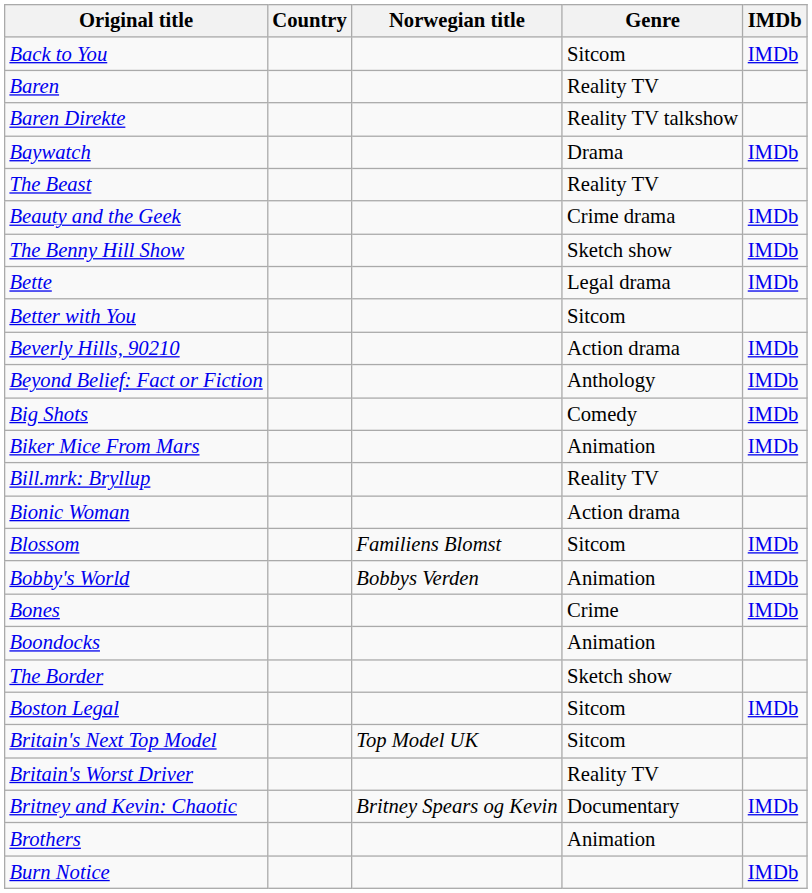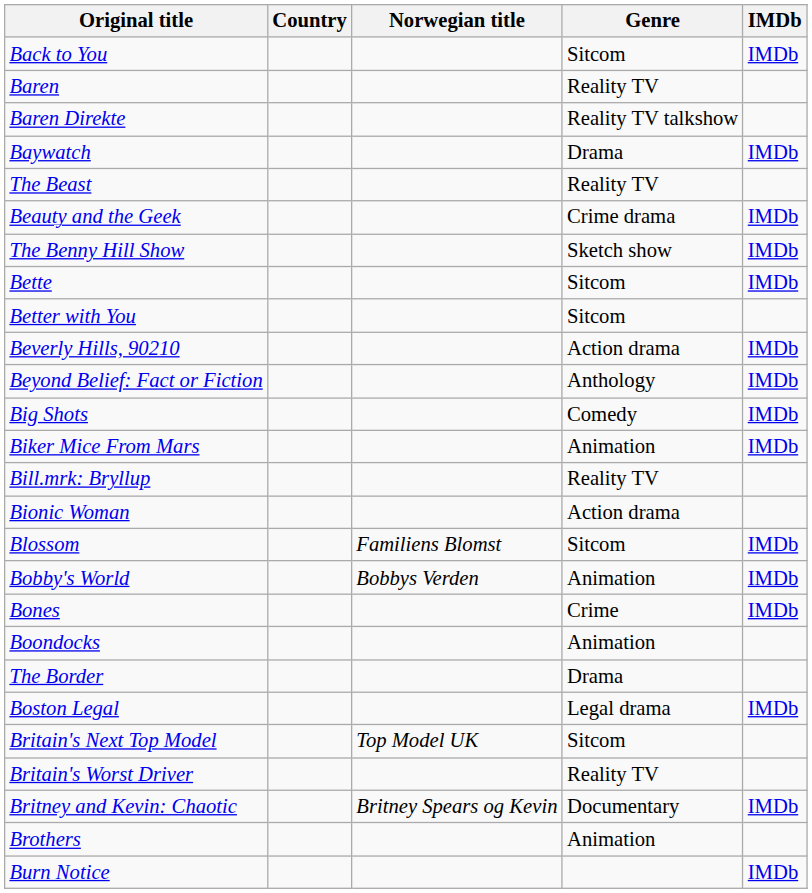(619, 282) Legal drama -> (596, 282) Sitcom
(619, 675) Sketch show -> (595, 675) Drama
(596, 708) Sitcom -> (619, 708) Legal drama
